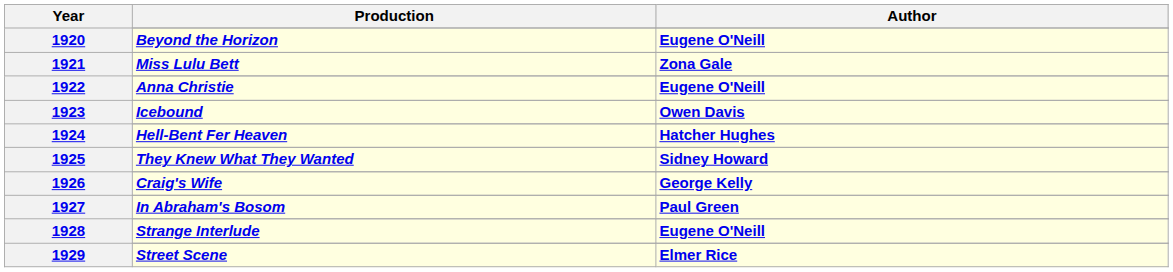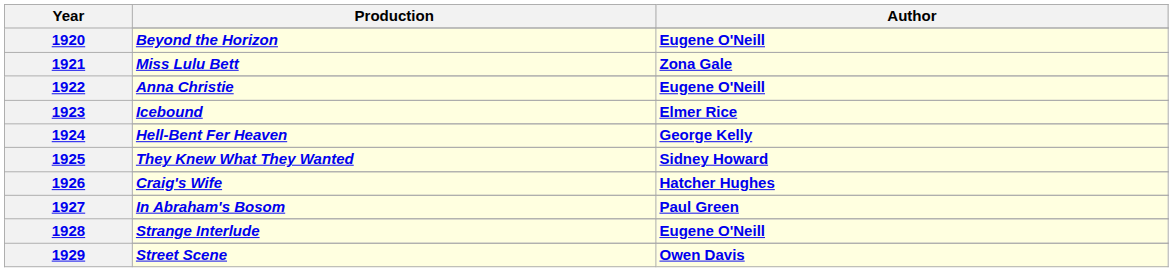(702, 111) Owen Davis -> (698, 111) Elmer Rice
(717, 135) Hatcher Hughes -> (706, 135) George Kelly
(706, 183) George Kelly -> (717, 183) Hatcher Hughes
(698, 254) Elmer Rice -> (702, 254) Owen Davis
